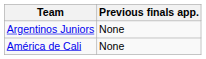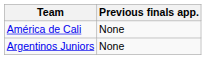rows swapped: (50, 29) <-> (44, 46)
